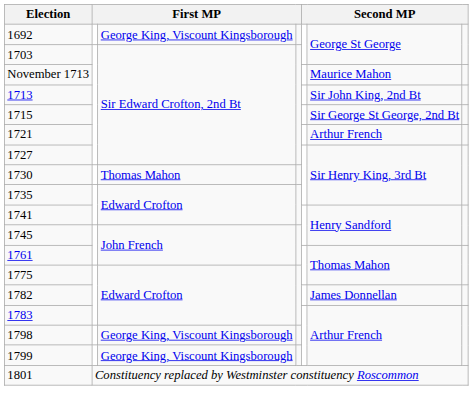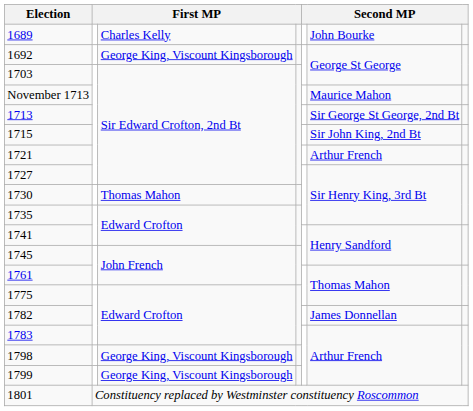+ row: (20, 34)
(365, 94) Sir John King, 2nd Bt -> (385, 114) Sir George St George, 2nd Bt
(385, 114) Sir George St George, 2nd Bt -> (365, 134) Sir John King, 2nd Bt
